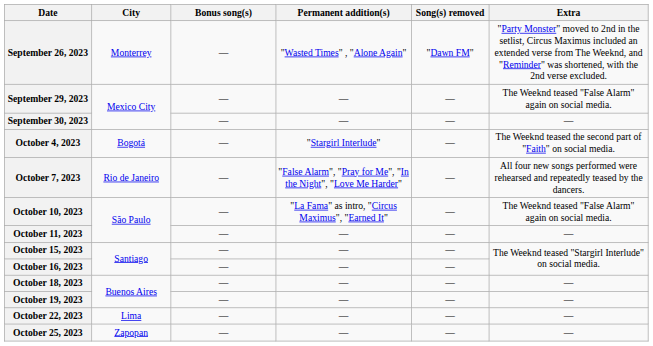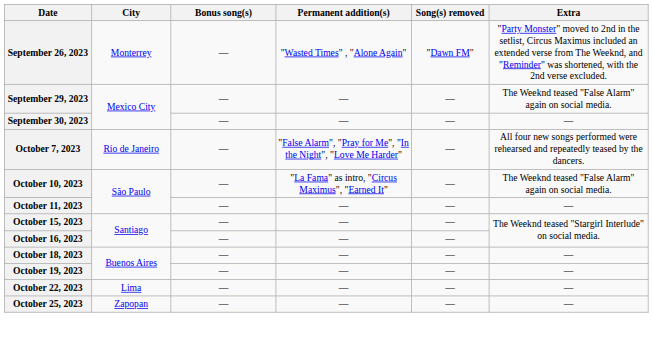- row: (48, 143)
